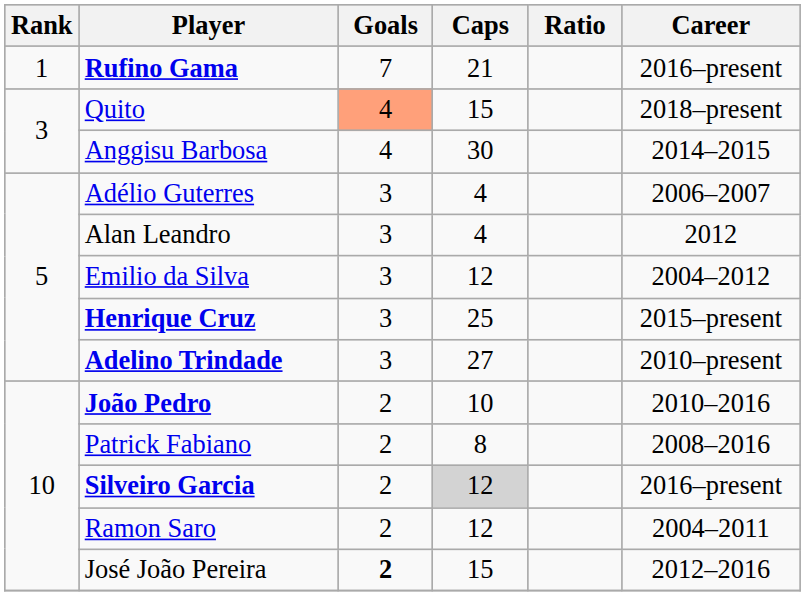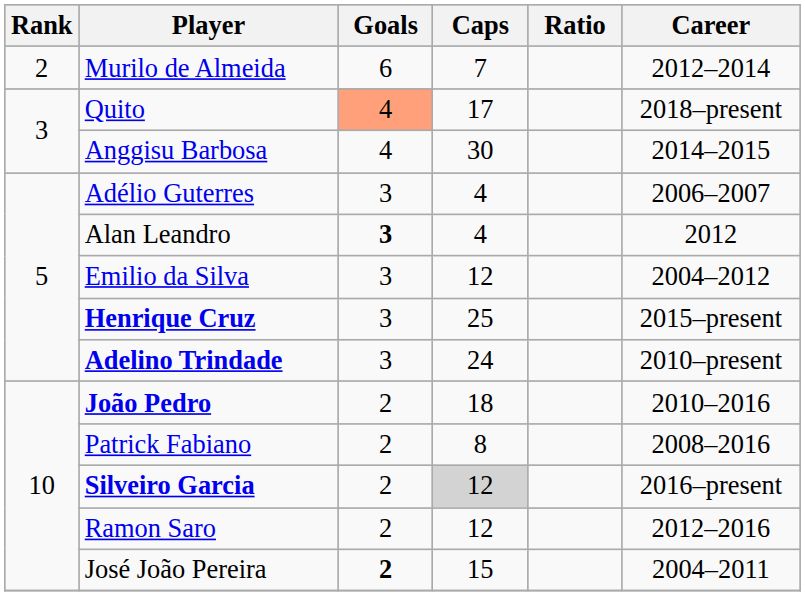- row: (161, 67)
+ row: (185, 67)
(480, 109) 15 -> (480, 109) 17
(386, 234) normal -> (386, 234) bold
(480, 360) 27 -> (480, 360) 24
(480, 402) 10 -> (480, 402) 18
(711, 527) 2004–2011 -> (711, 527) 2012–2016
(711, 569) 2012–2016 -> (711, 569) 2004–2011
